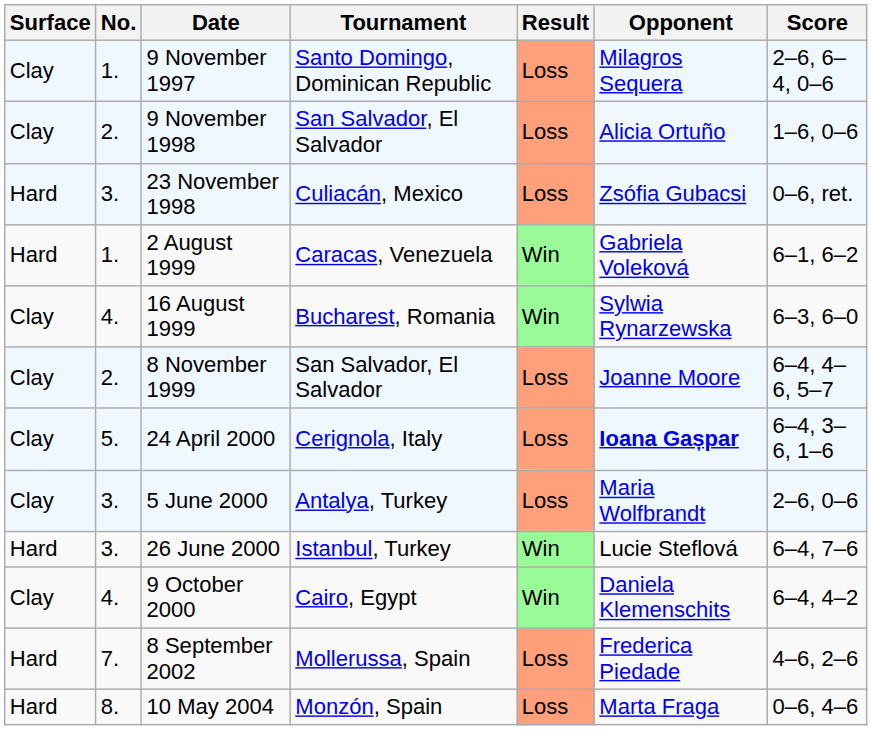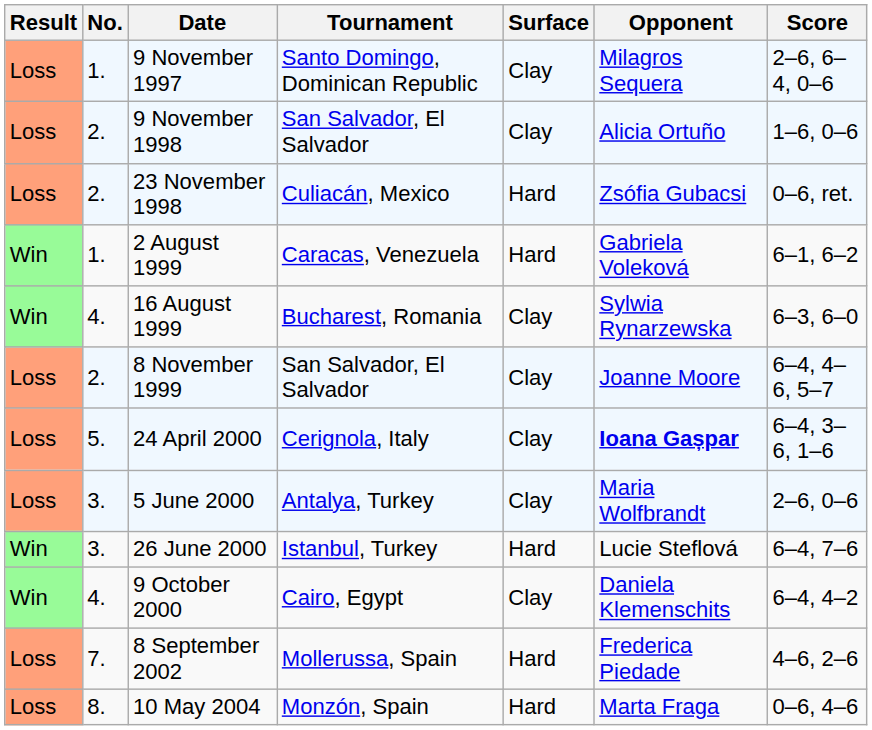columns swapped: (555, 21) <-> (50, 21)
(110, 193) 3. -> (97, 193) 2.
